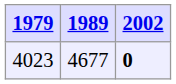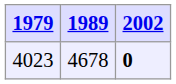(88, 60) 4677 -> (88, 60) 4678
